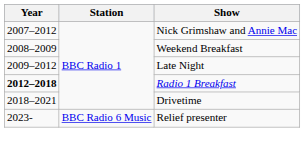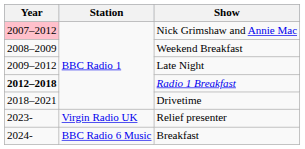(32, 30) no background -> (32, 30) pink background
(107, 118) BBC Radio 6 Music -> (100, 118) Virgin Radio UK
+ row: (178, 135)
